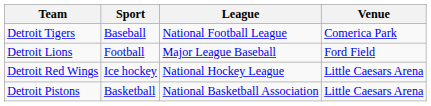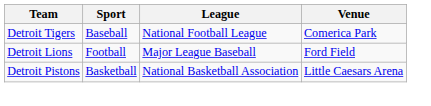- row: (53, 71)
